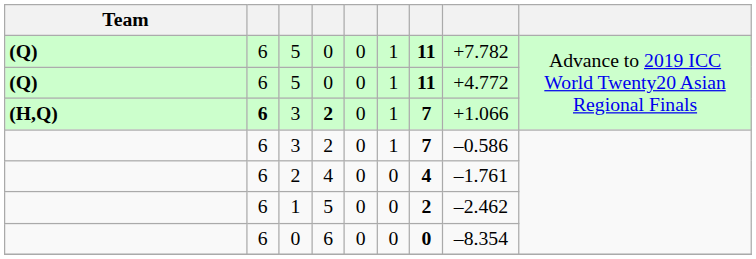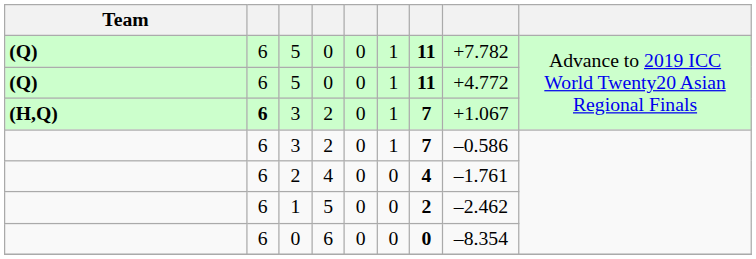(328, 113) bold -> (328, 113) normal
(481, 113) +1.066 -> (481, 113) +1.067
